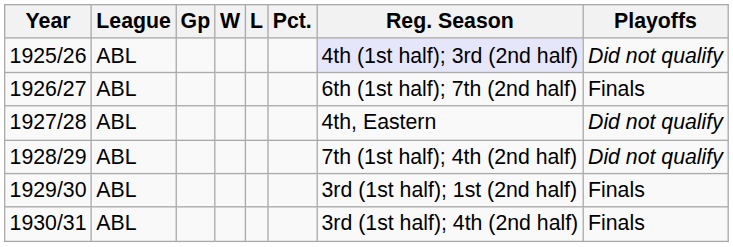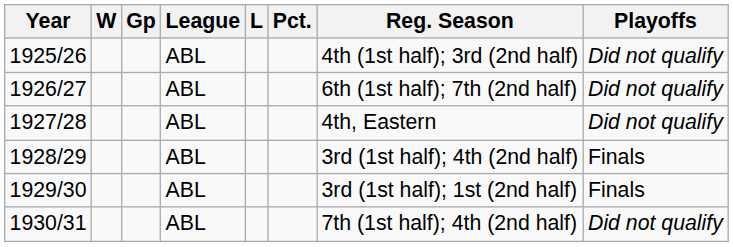columns swapped: (134, 21) <-> (230, 21)
(450, 55) lavender background -> (450, 55) no background
(616, 88) Finals -> (655, 88) Did not qualify
(449, 156) 7th (1st half); 4th (2nd half) -> (450, 156) 3rd (1st half); 4th (2nd half)
(655, 156) Did not qualify -> (616, 156) Finals
(450, 223) 3rd (1st half); 4th (2nd half) -> (449, 223) 7th (1st half); 4th (2nd half)
(616, 223) Finals -> (655, 223) Did not qualify
